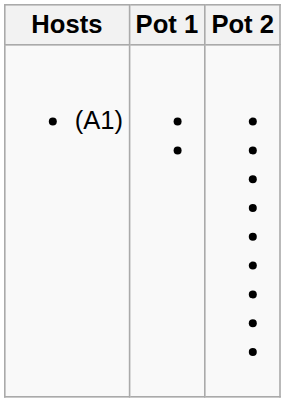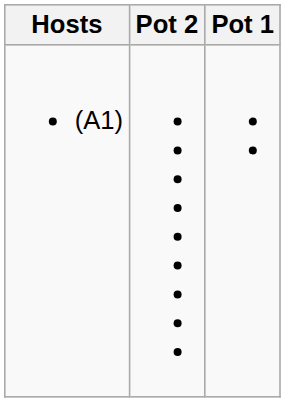columns swapped: (167, 24) <-> (243, 24)
